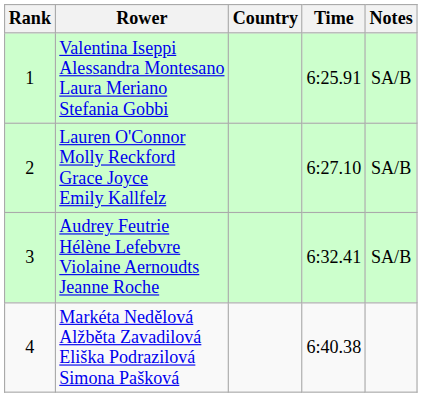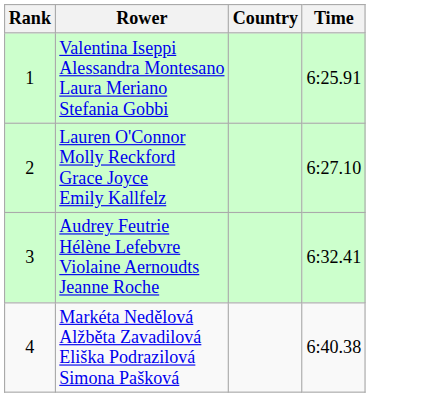- column: (391, 18)
